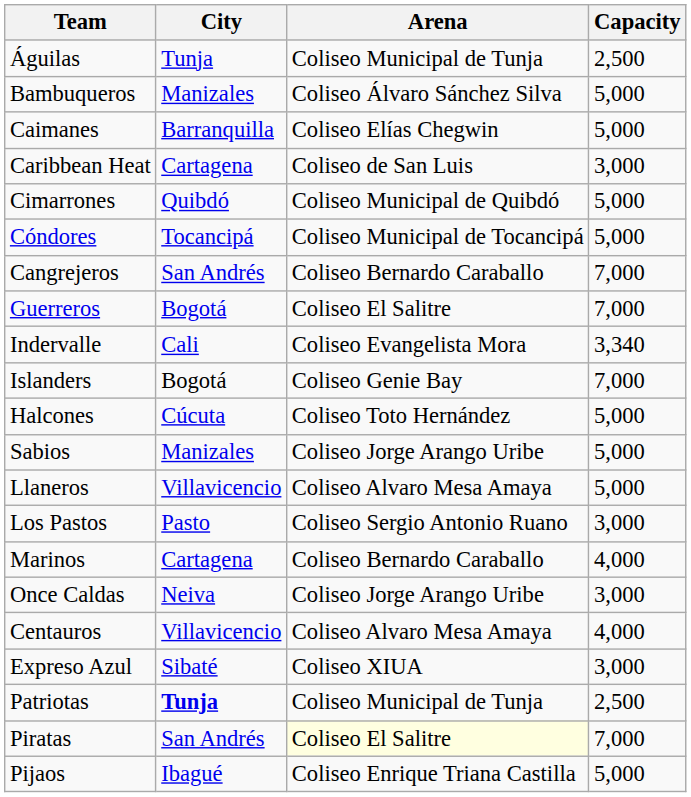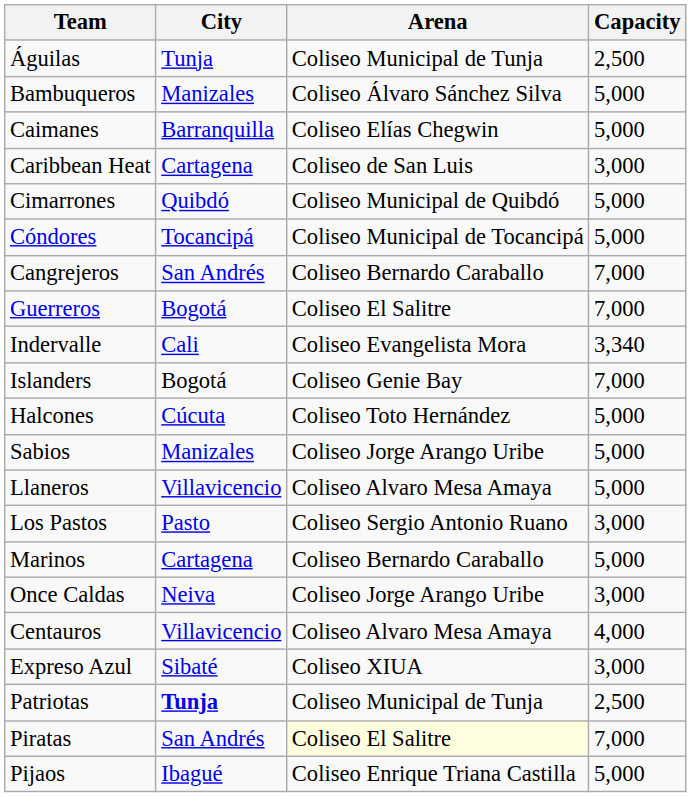(619, 559) 4,000 -> (619, 559) 5,000
